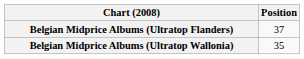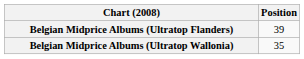(279, 29) 37 -> (279, 29) 39
